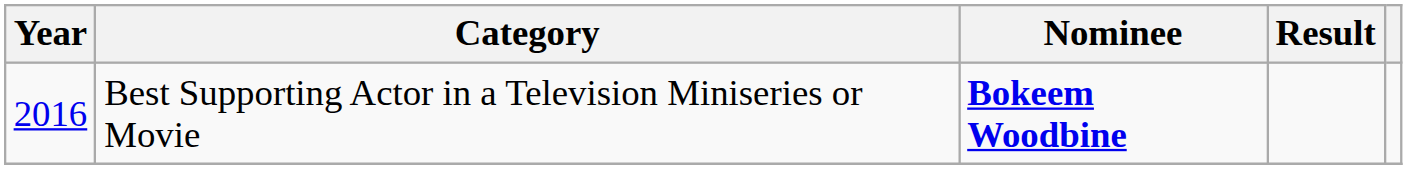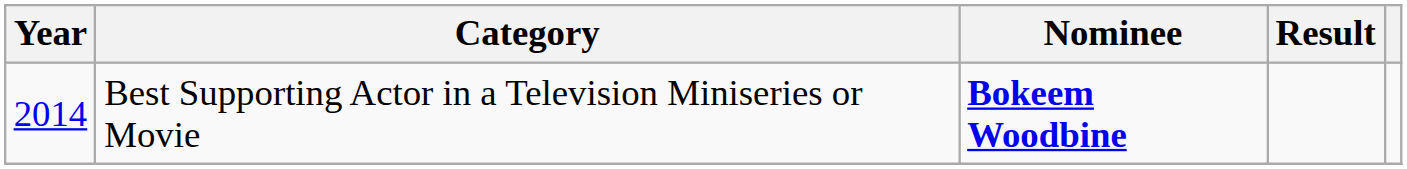(50, 112) 2016 -> (50, 112) 2014
